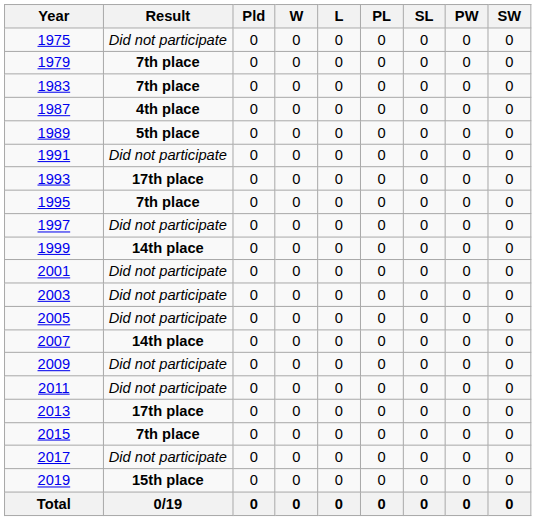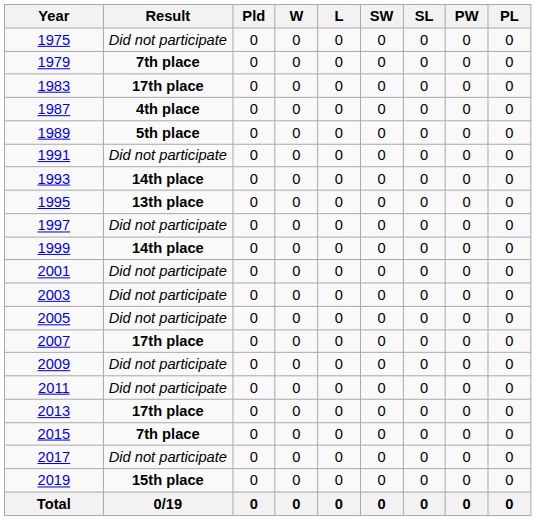columns swapped: (509, 17) <-> (382, 17)
(168, 86) 7th place -> (168, 86) 17th place
(168, 179) 17th place -> (168, 179) 14th place
(168, 202) 7th place -> (168, 202) 13th place
(168, 341) 14th place -> (168, 341) 17th place
